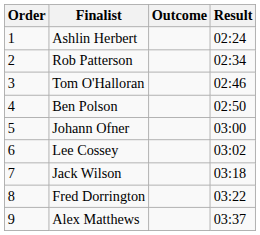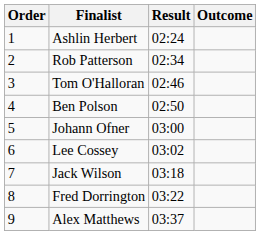columns swapped: (179, 15) <-> (233, 15)
